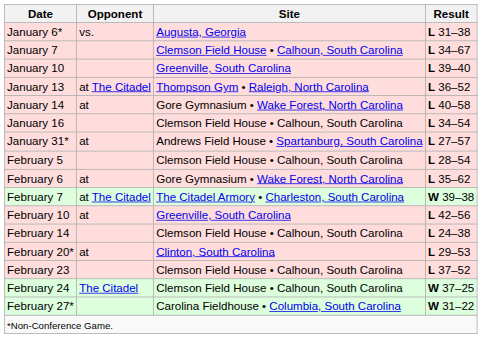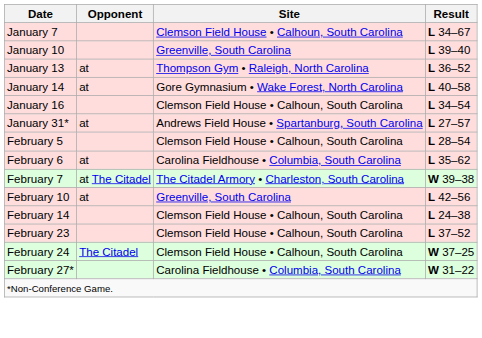- row: (35, 32)
(115, 87) at The Citadel -> (84, 69) at
(280, 178) Gore Gymnasium • Wake Forest, North Carolina -> (279, 160) Carolina Fieldhouse • Columbia, South Carolina
- row: (40, 251)
